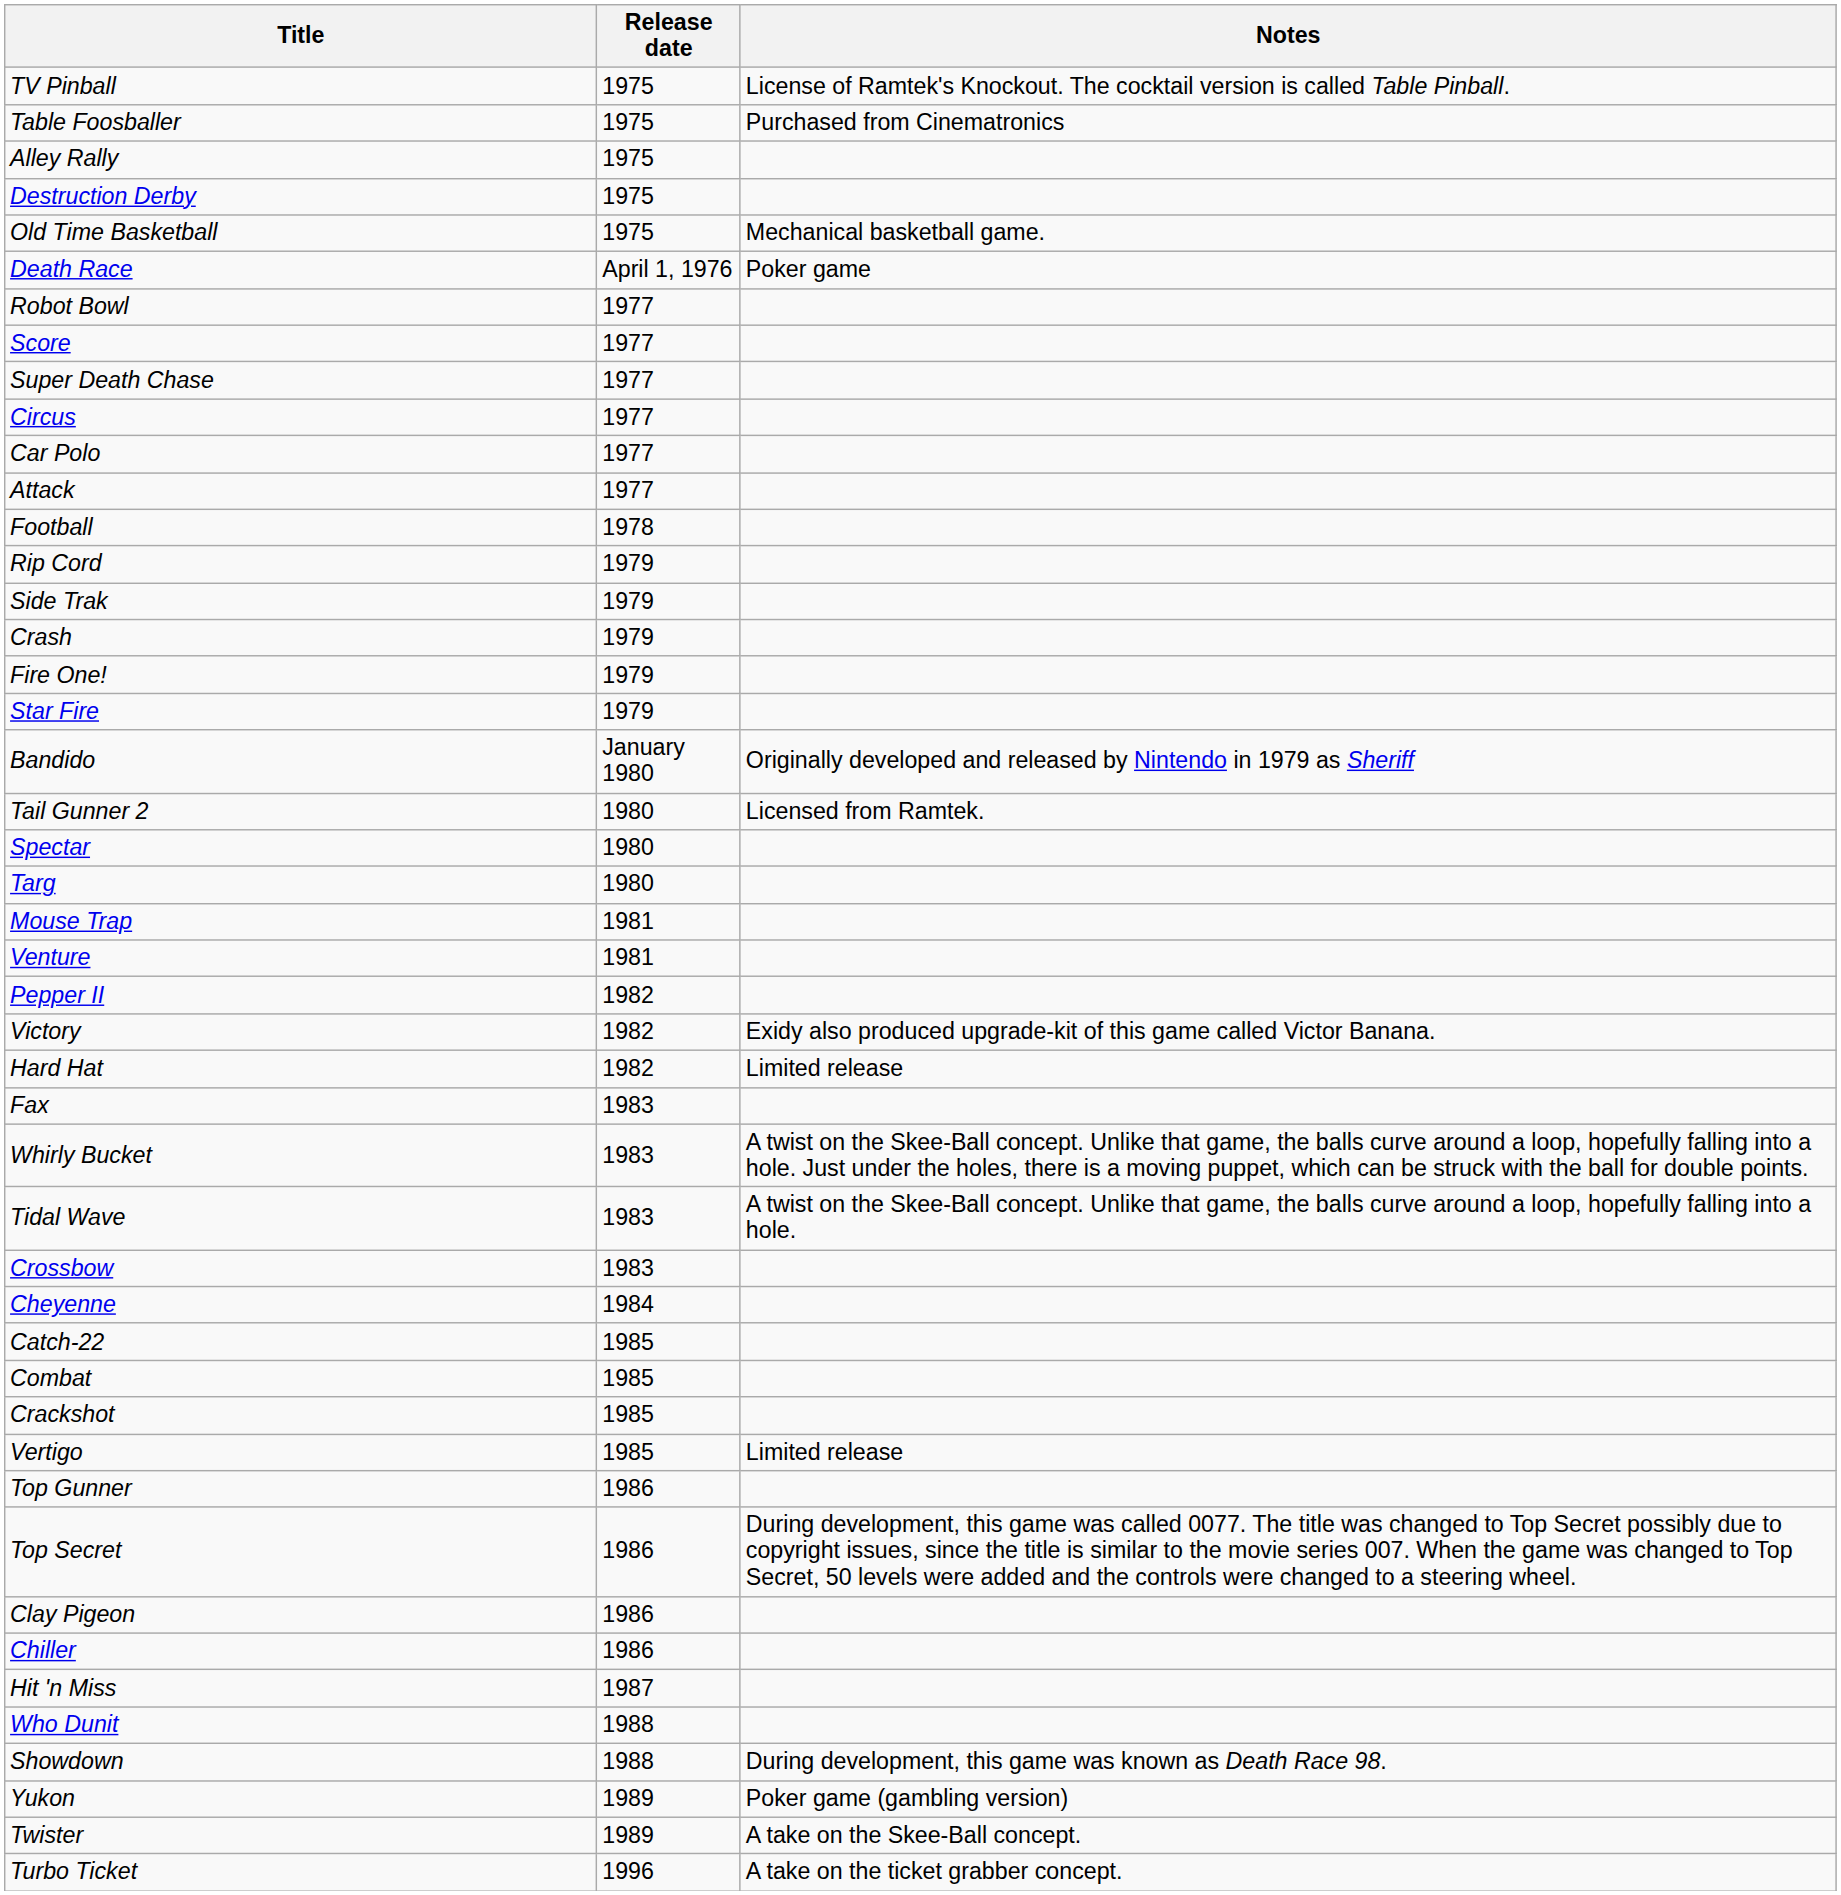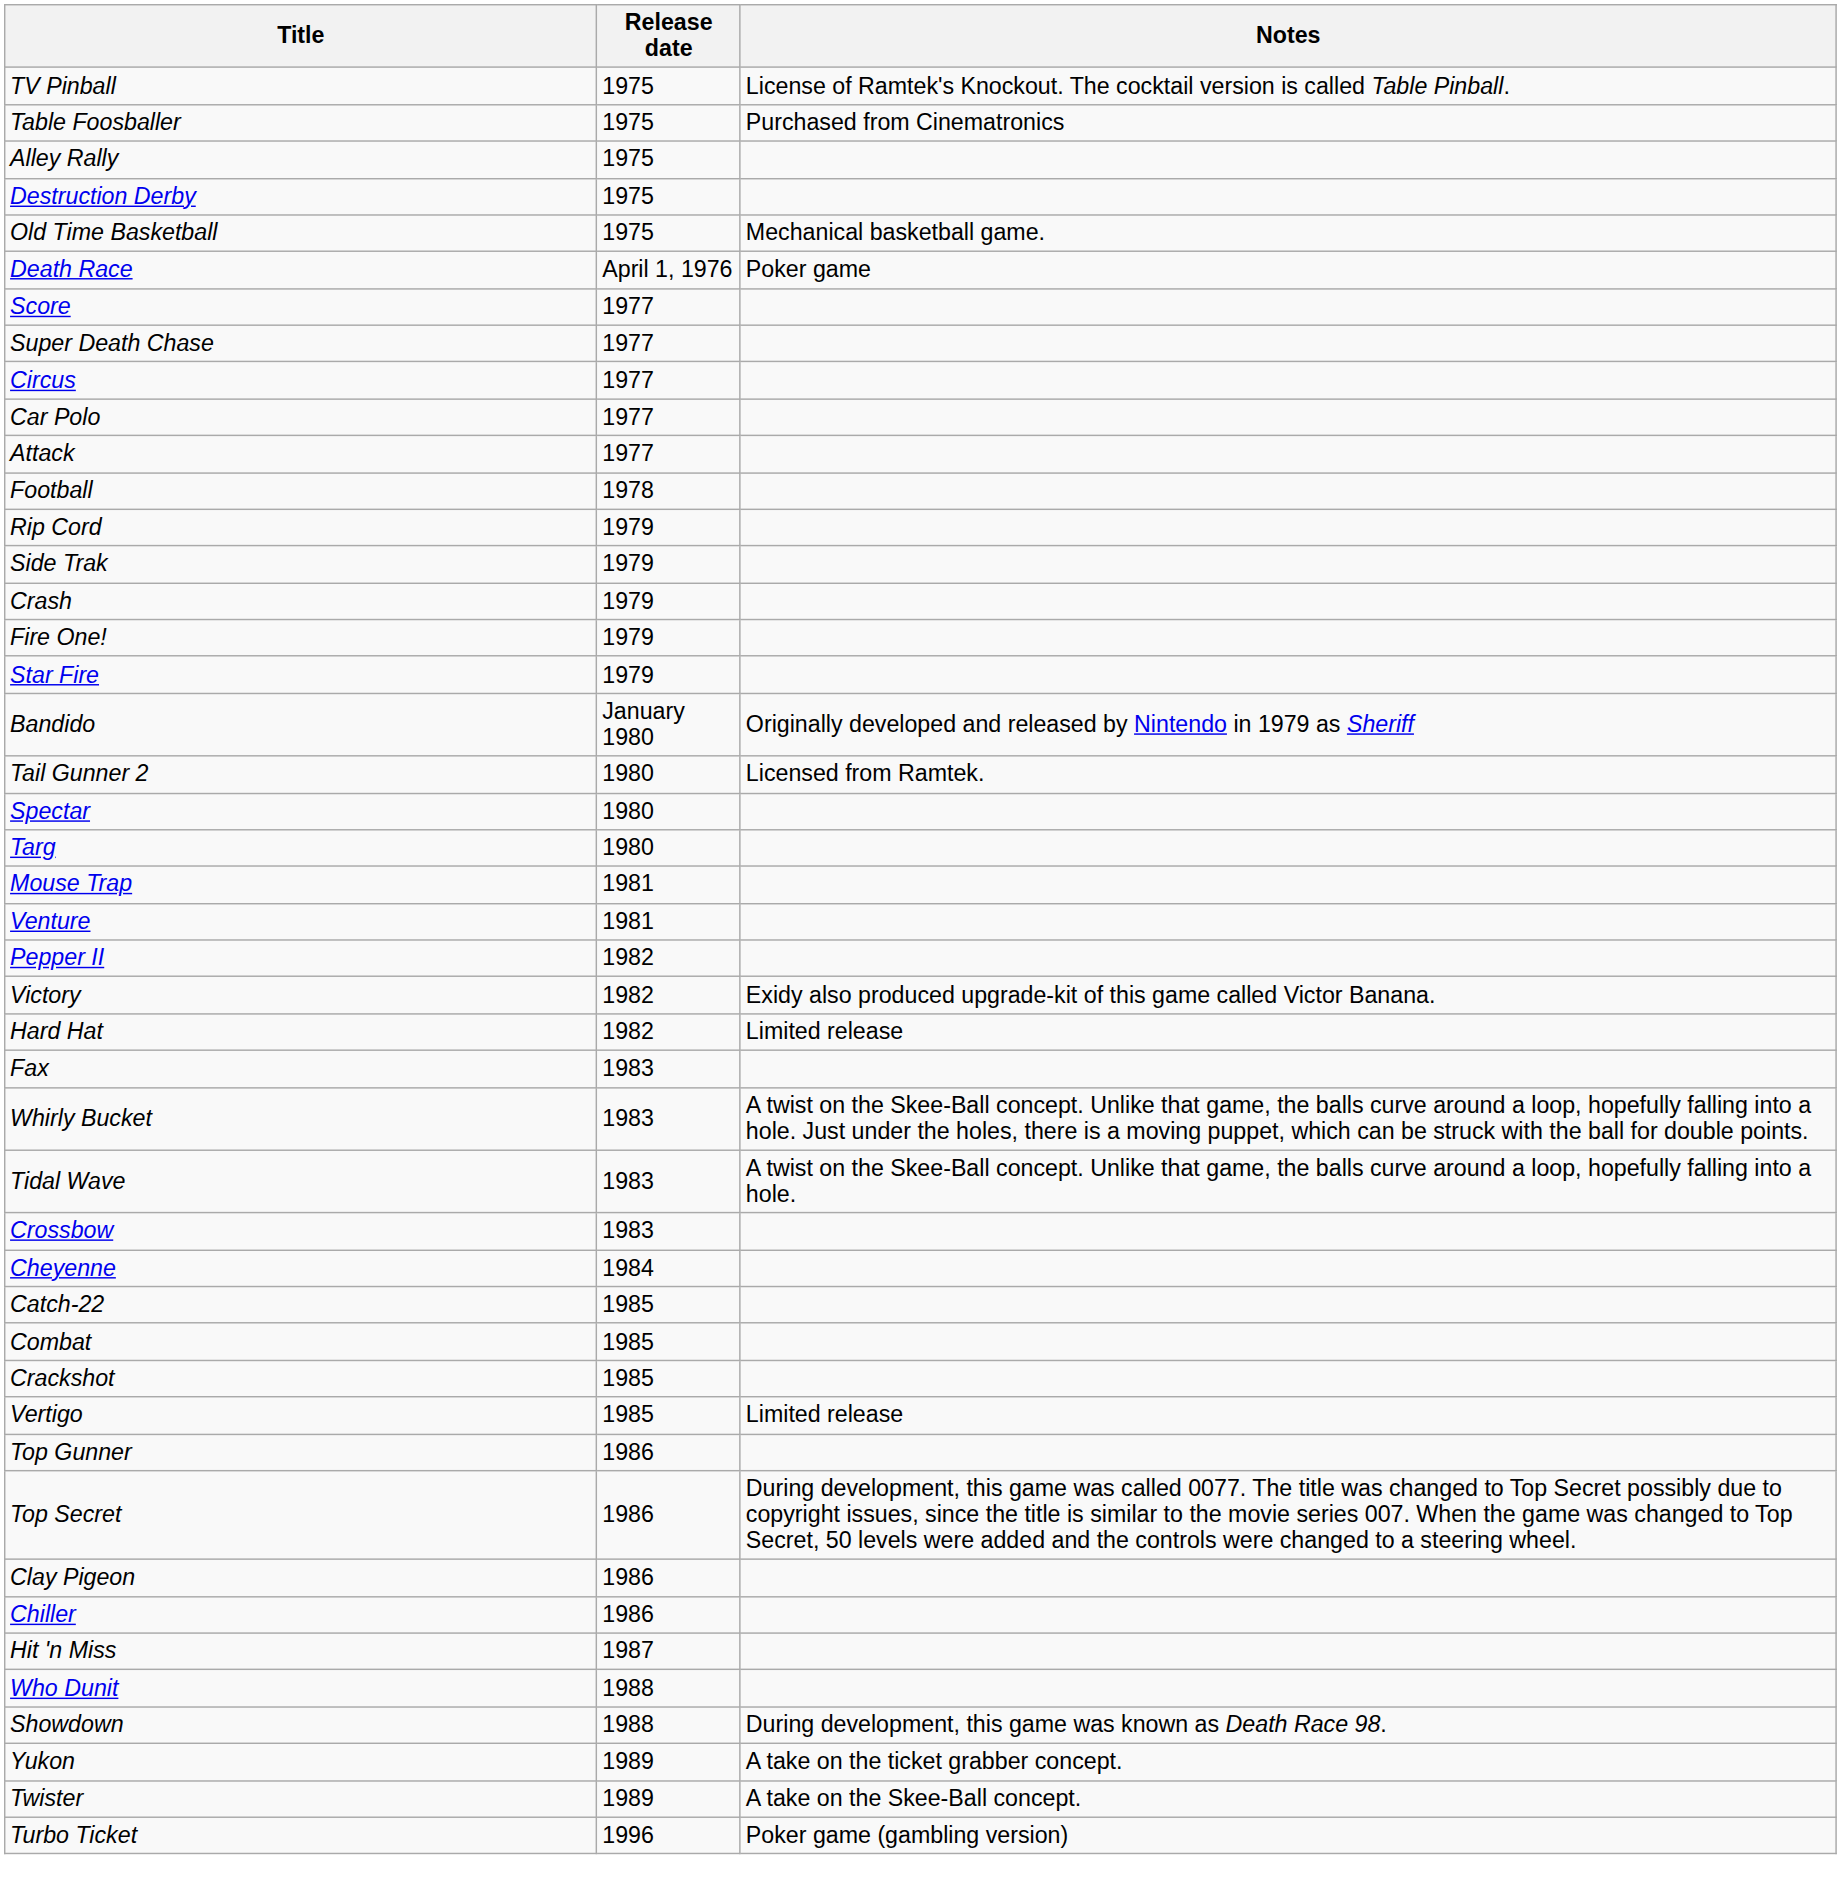- row: (69, 306)
(907, 1798) Poker game (gambling version) -> (934, 1761) A take on the ticket grabber concept.
(934, 1872) A take on the ticket grabber concept. -> (907, 1835) Poker game (gambling version)
